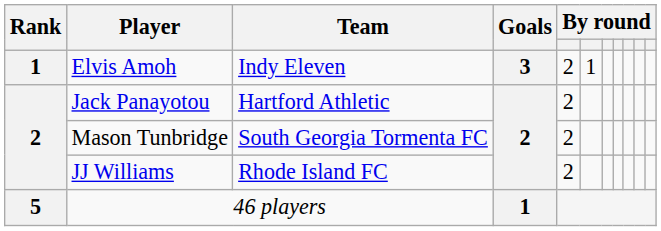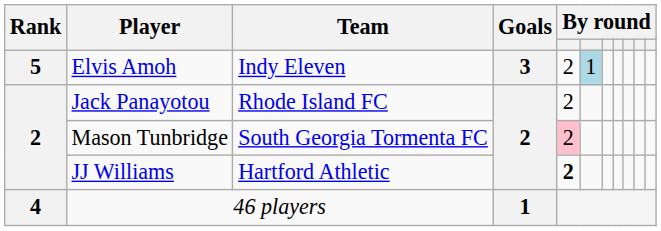(36, 67) 1 -> (36, 67) 5
(591, 67) no background -> (591, 67) lightblue background
(314, 102) Hartford Athletic -> (313, 102) Rhode Island FC
(568, 137) no background -> (568, 137) pink background
(313, 172) Rhode Island FC -> (314, 172) Hartford Athletic
(568, 172) normal -> (568, 172) bold
(36, 207) 5 -> (36, 207) 4
